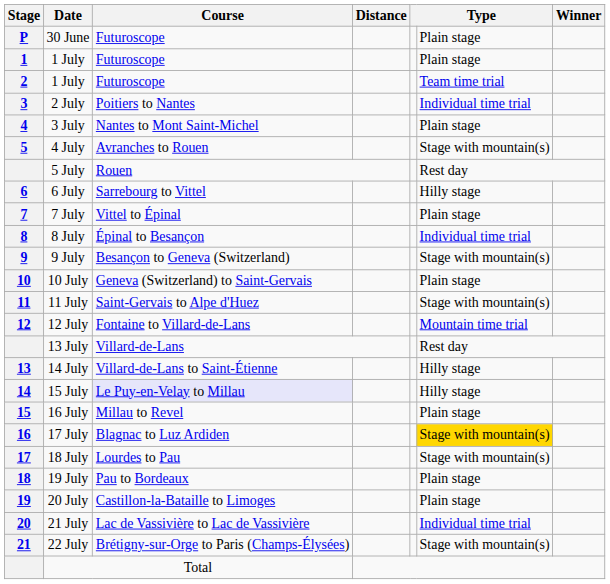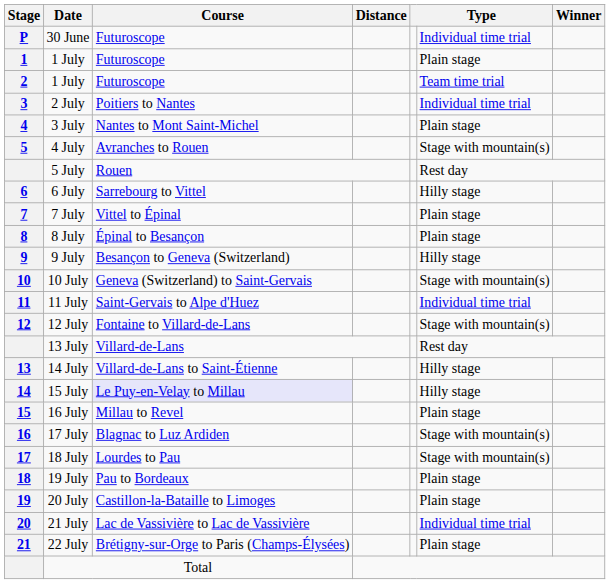(450, 37) Plain stage -> (475, 37) Individual time trial
(475, 236) Individual time trial -> (450, 236) Plain stage
(485, 258) Stage with mountain(s) -> (450, 258) Hilly stage
(450, 280) Plain stage -> (485, 280) Stage with mountain(s)
(485, 302) Stage with mountain(s) -> (475, 302) Individual time trial
(474, 324) Mountain time trial -> (485, 324) Stage with mountain(s)
(485, 434) gold background -> (485, 434) no background
(485, 545) Stage with mountain(s) -> (450, 545) Plain stage
